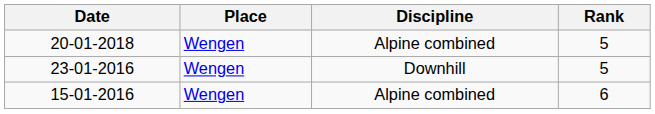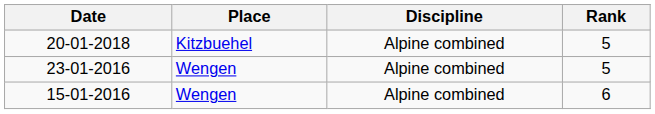(214, 43) Wengen -> (214, 43) Kitzbuehel
(435, 69) Downhill -> (444, 69) Alpine combined
